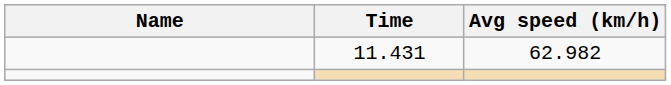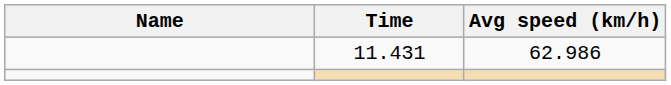(565, 54) 62.982 -> (565, 54) 62.986
